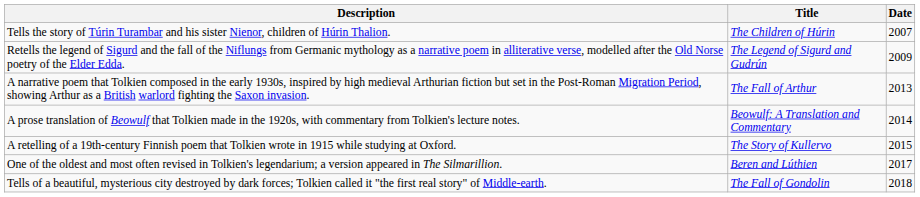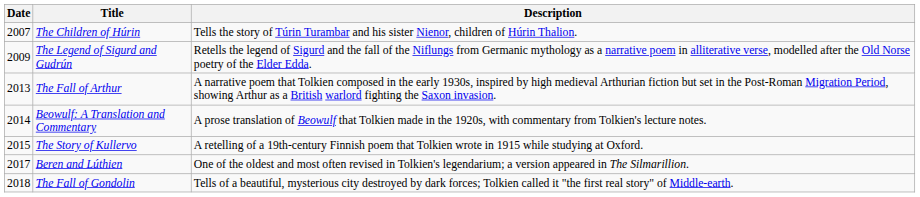columns swapped: (900, 13) <-> (366, 13)
